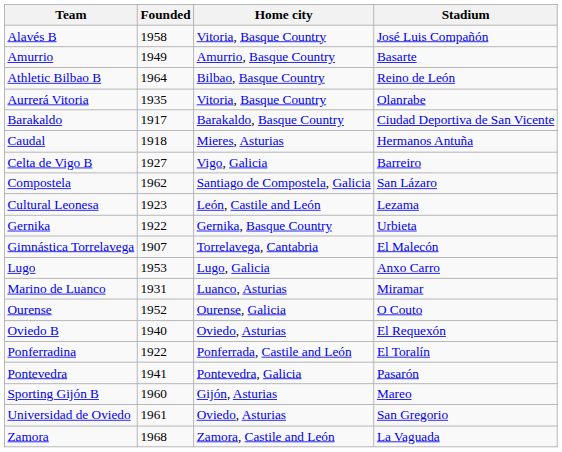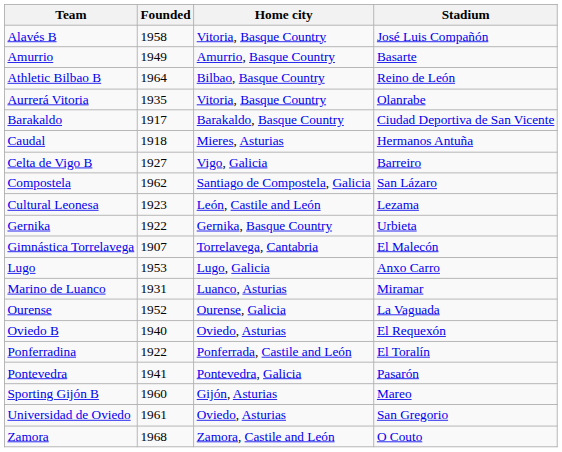(400, 309) O Couto -> (408, 309) La Vaguada
(408, 436) La Vaguada -> (400, 436) O Couto
